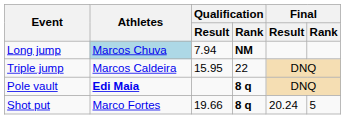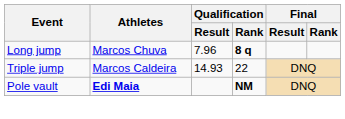(130, 50) lightblue background -> (130, 50) no background
(205, 50) 7.94 -> (205, 50) 7.96
(244, 50) NM -> (243, 50) 8 q
(208, 68) 15.95 -> (208, 68) 14.93
(243, 87) 8 q -> (244, 87) NM
- row: (29, 105)
